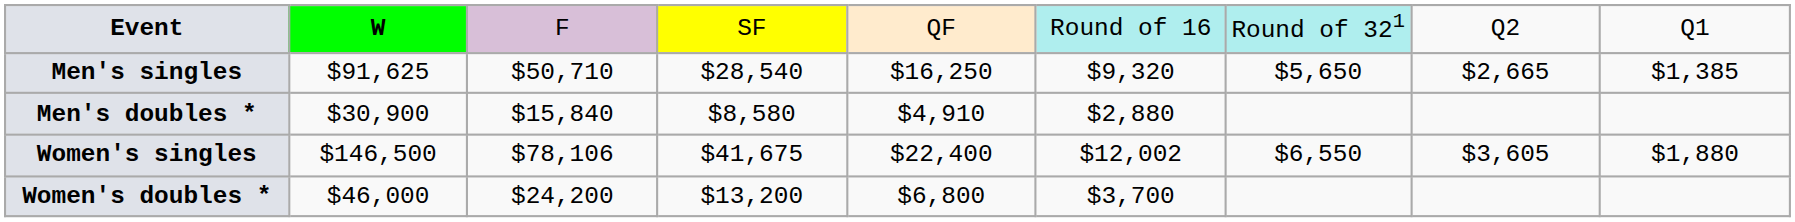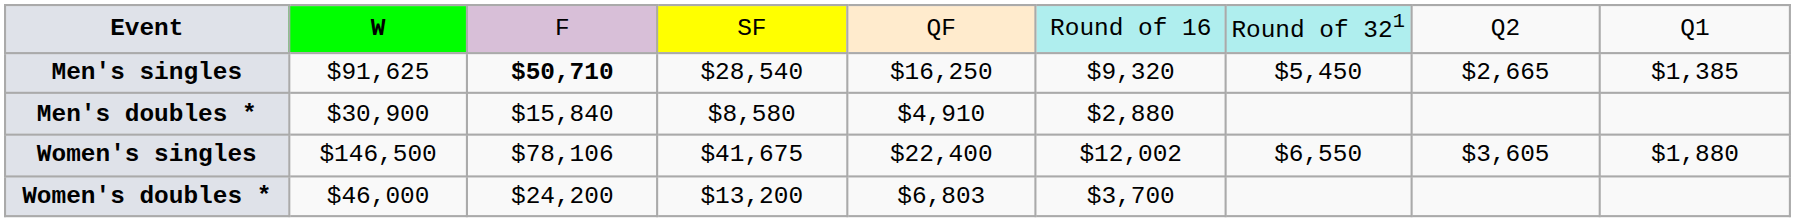(562, 72) normal -> (562, 72) bold
(1318, 72) $5,650 -> (1318, 72) $5,450
(941, 196) $6,800 -> (941, 196) $6,803
